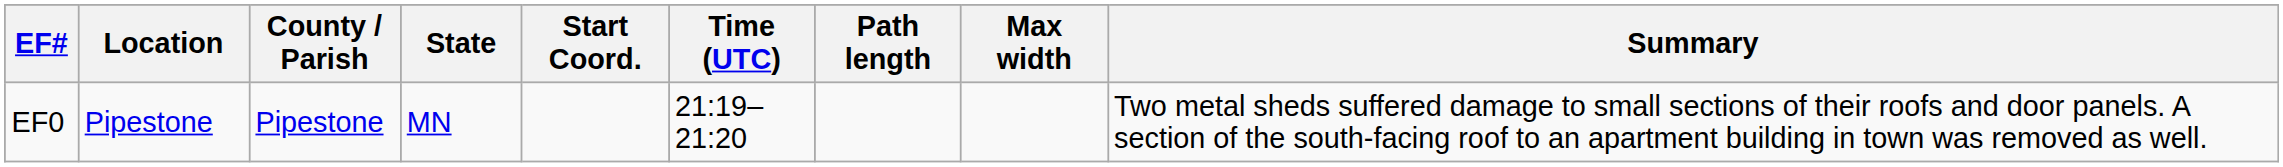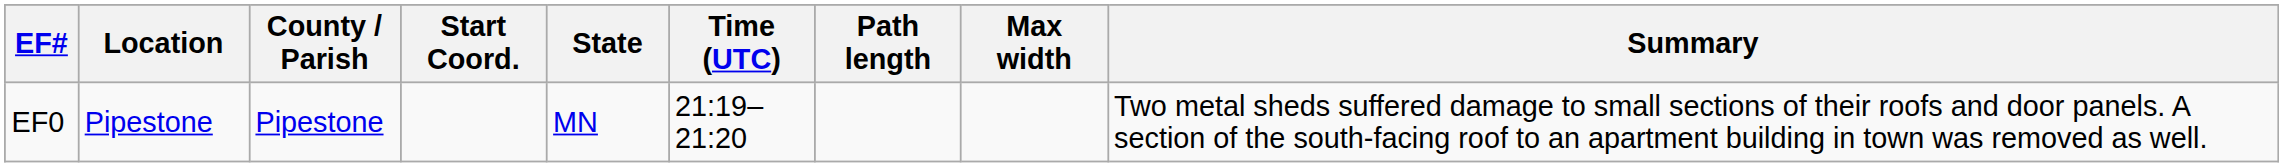columns swapped: (461, 43) <-> (595, 43)
